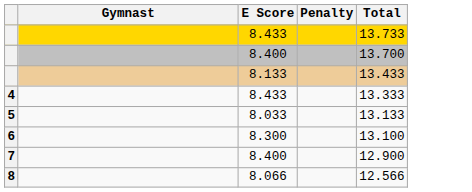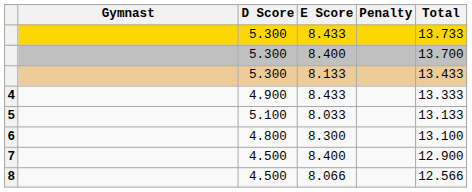+ column: (268, 15)
